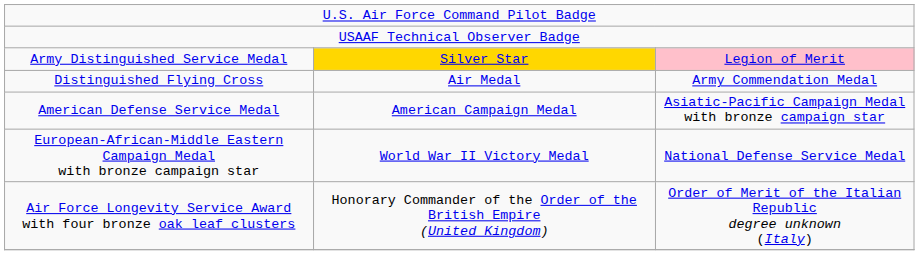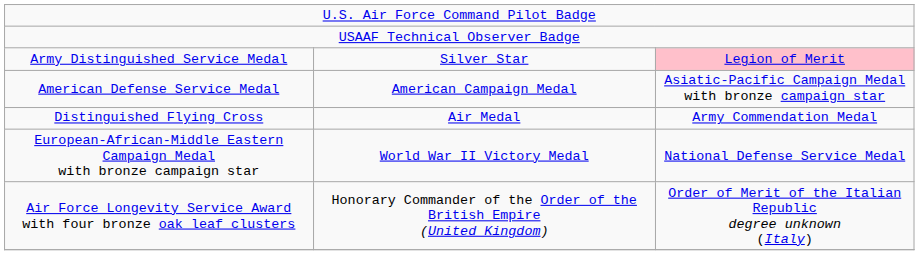(484, 59) gold background -> (484, 59) no background
rows swapped: (159, 81) <-> (159, 110)
